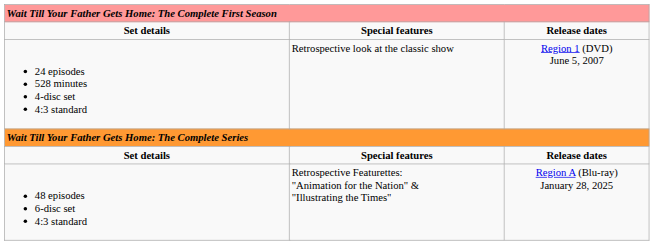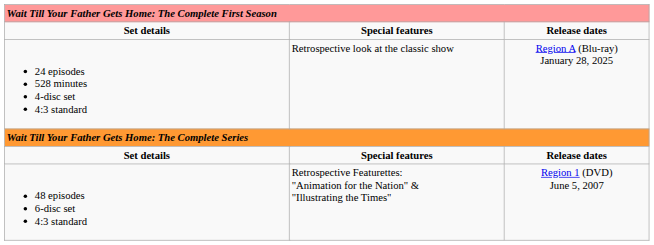(577, 54) Region 1 (DVD) June 5, 2007 -> (577, 54) Region A (Blu-ray) January 28, 2025
(577, 179) Region A (Blu-ray) January 28, 2025 -> (577, 179) Region 1 (DVD) June 5, 2007
